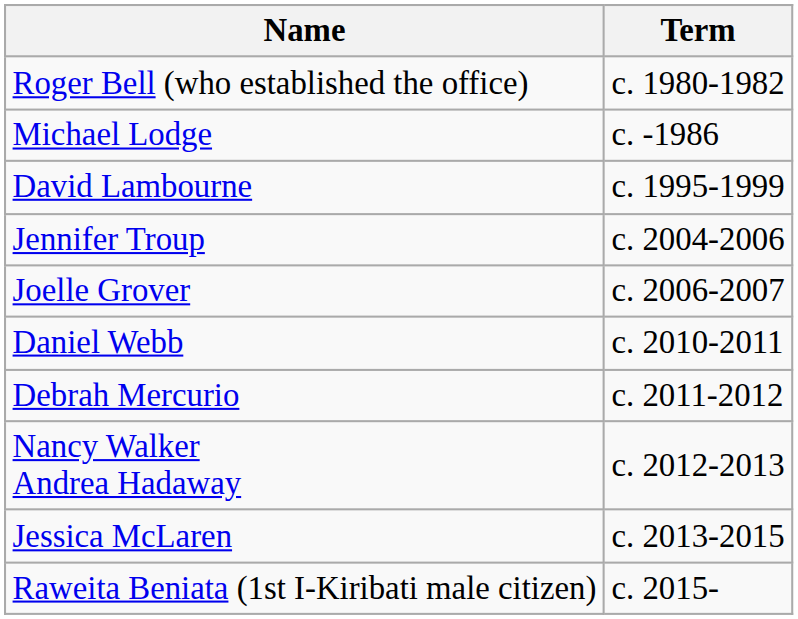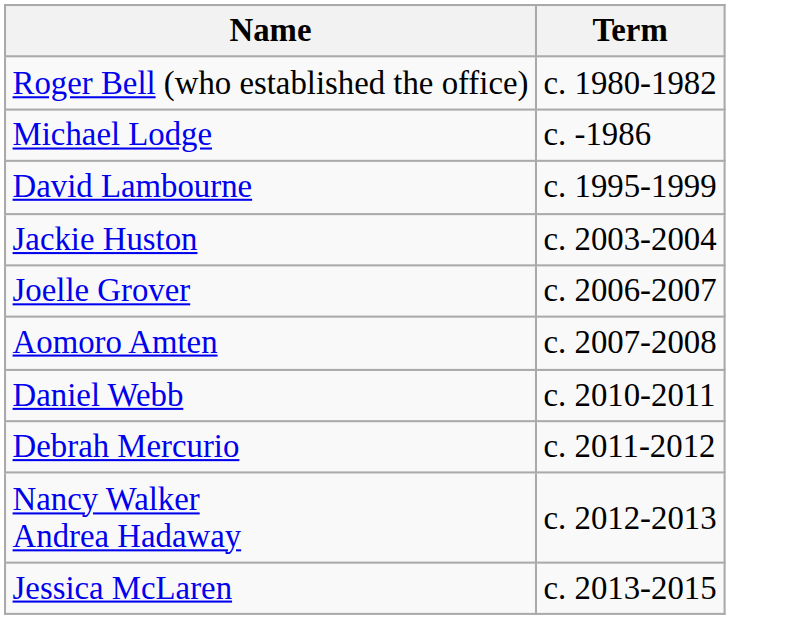+ row: (105, 238)
- row: (109, 238)
+ row: (115, 342)
- row: (304, 587)
